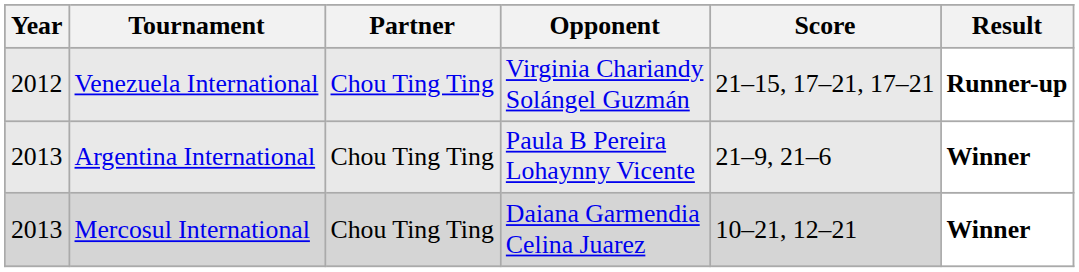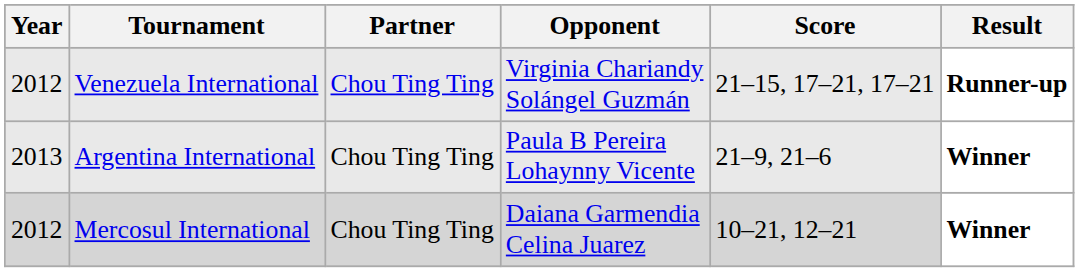(37, 229) 2013 -> (37, 229) 2012
